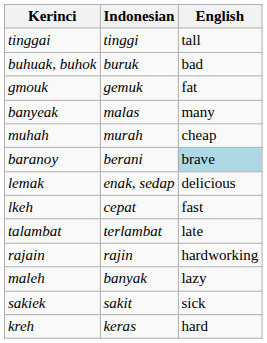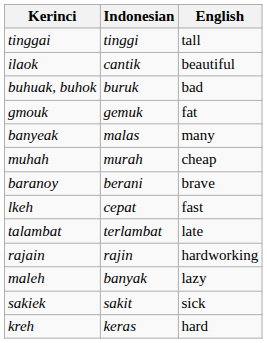+ row: (23, 64)
(198, 159) lightblue background -> (198, 183) no background
- row: (26, 183)
